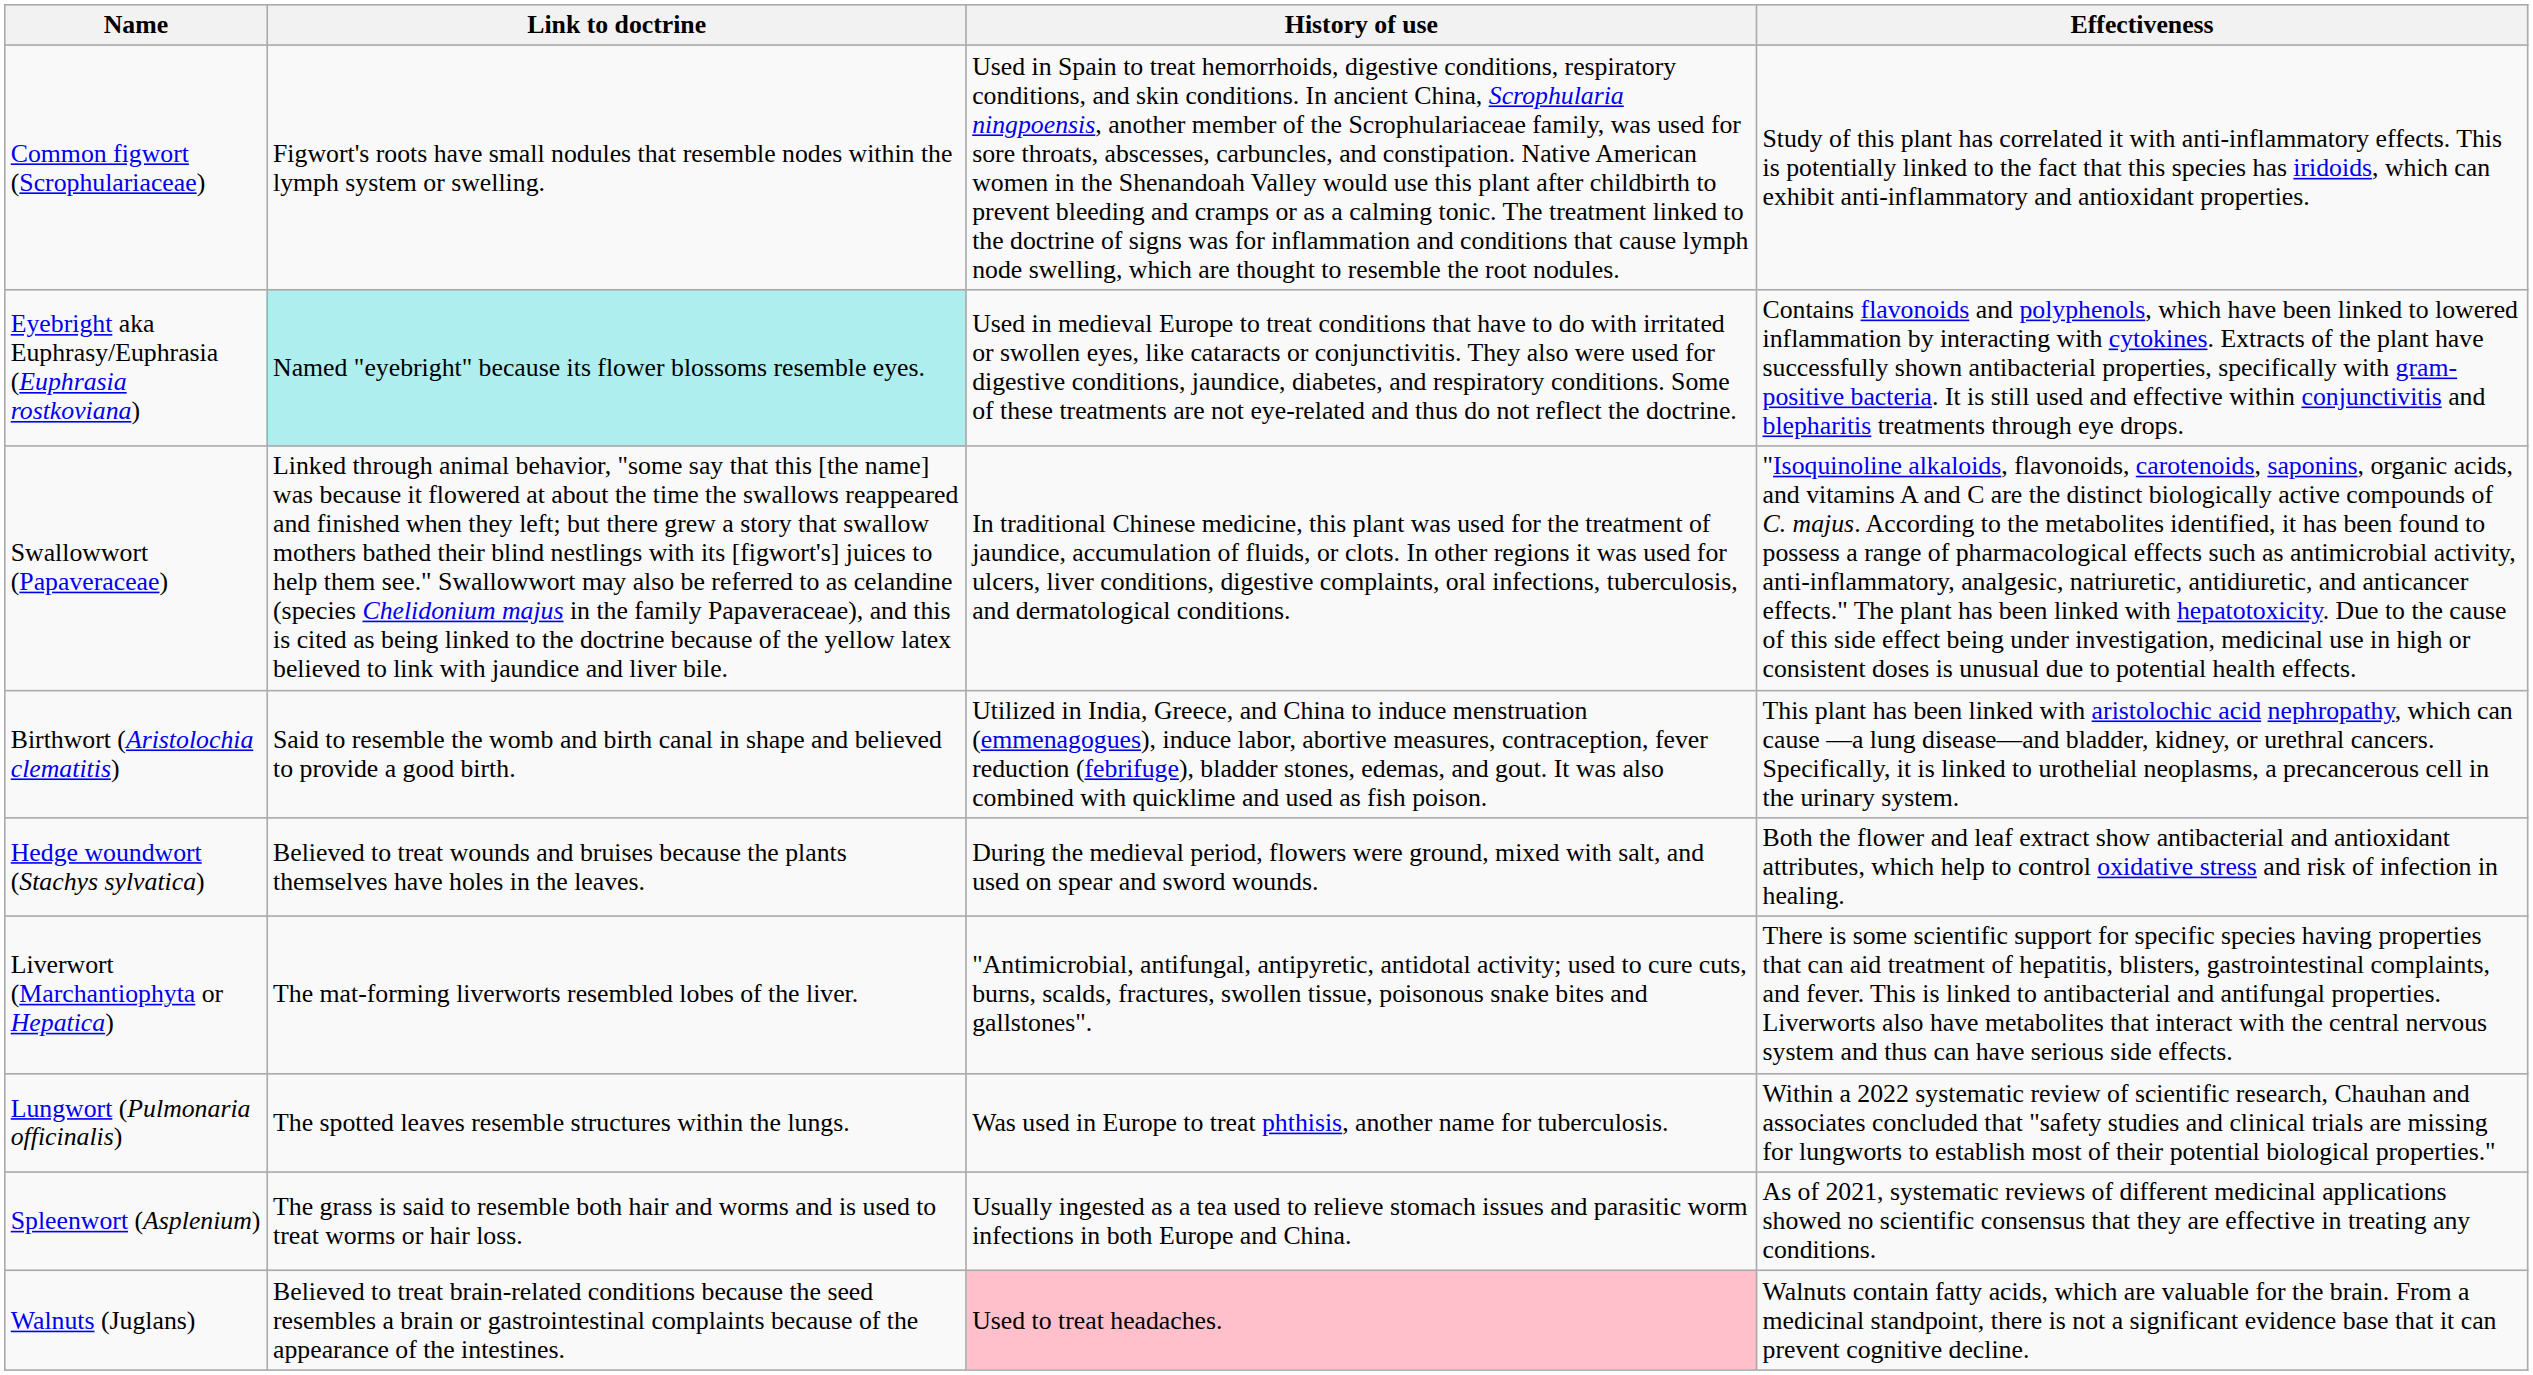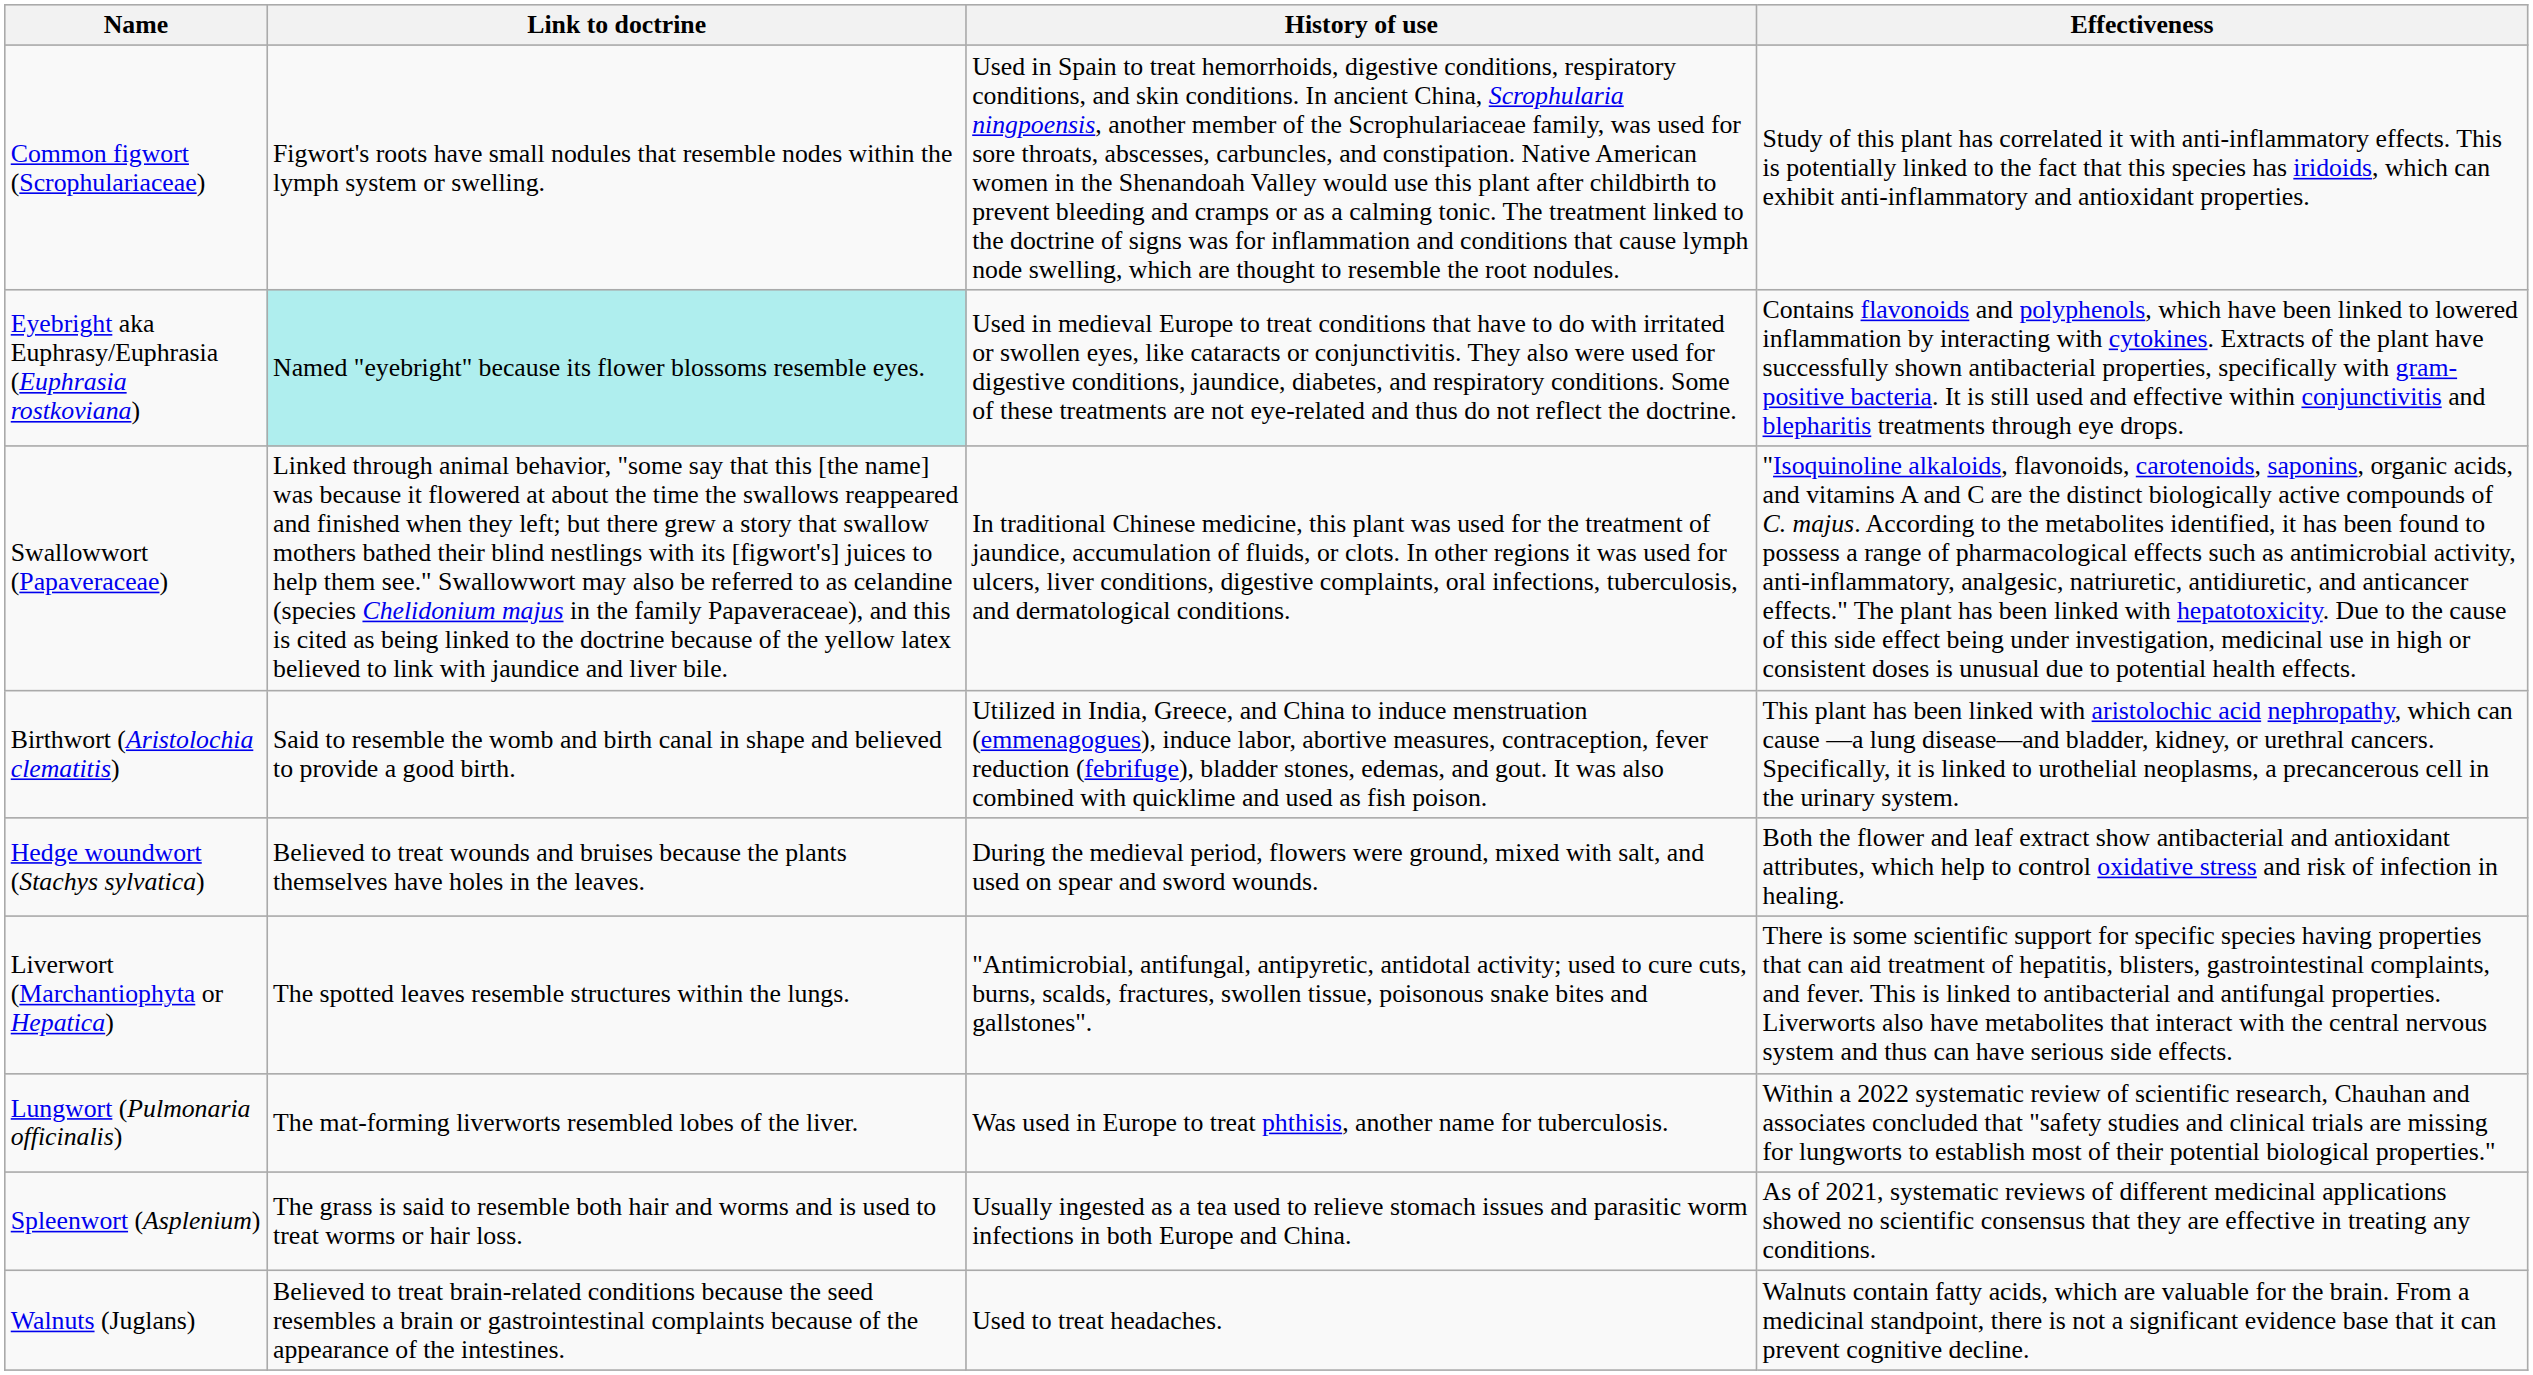(566, 994) The mat-forming liverworts resembled lobes of the liver. -> (561, 994) The spotted leaves resemble structures within the lungs.
(561, 1122) The spotted leaves resemble structures within the lungs. -> (566, 1122) The mat-forming liverworts resembled lobes of the liver.
(1097, 1319) pink background -> (1097, 1319) no background
